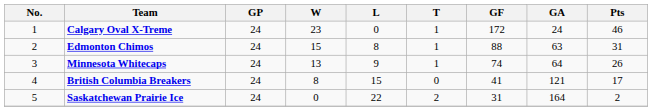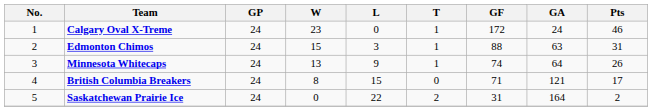(376, 47) 8 -> (376, 47) 3
(497, 81) 41 -> (497, 81) 71
